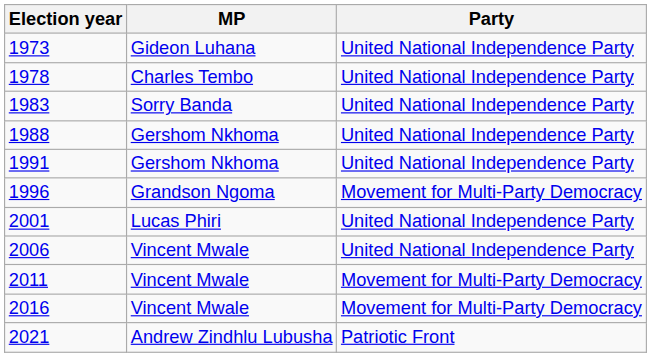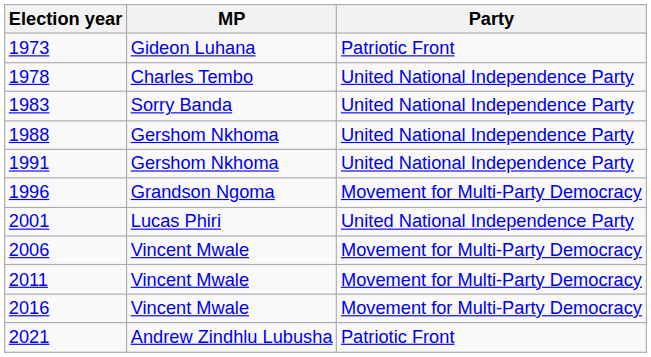(487, 47) United National Independence Party -> (398, 47) Patriotic Front
(487, 250) United National Independence Party -> (491, 250) Movement for Multi-Party Democracy
